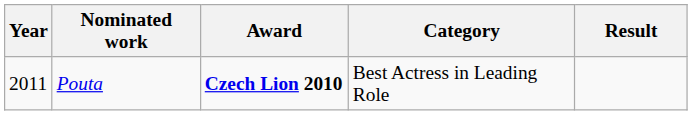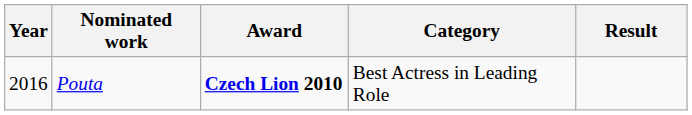(28, 83) 2011 -> (28, 83) 2016
